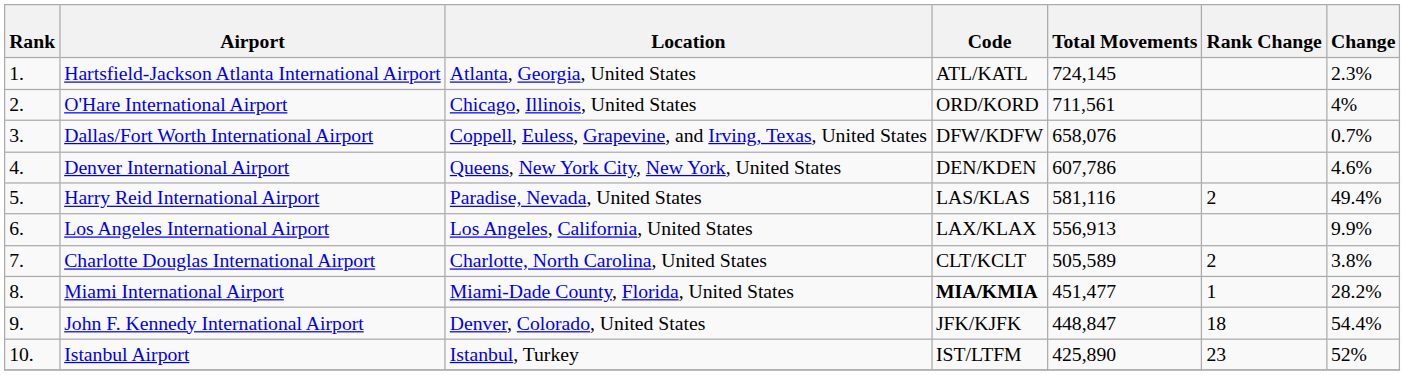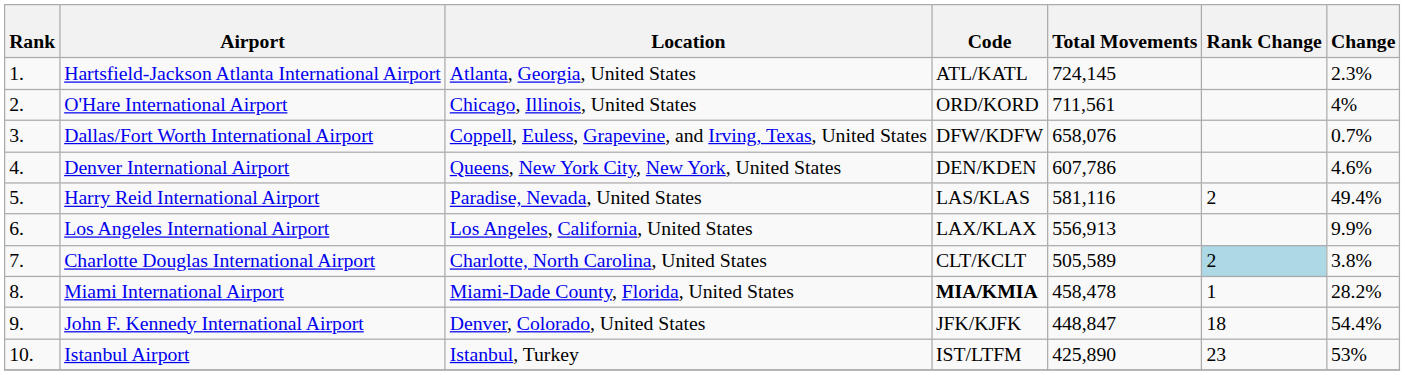(1211, 260) no background -> (1211, 260) lightblue background
(1084, 291) 451,477 -> (1084, 291) 458,478
(1349, 354) 52% -> (1349, 354) 53%
